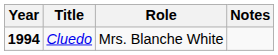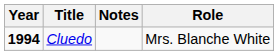columns swapped: (161, 15) <-> (250, 15)
